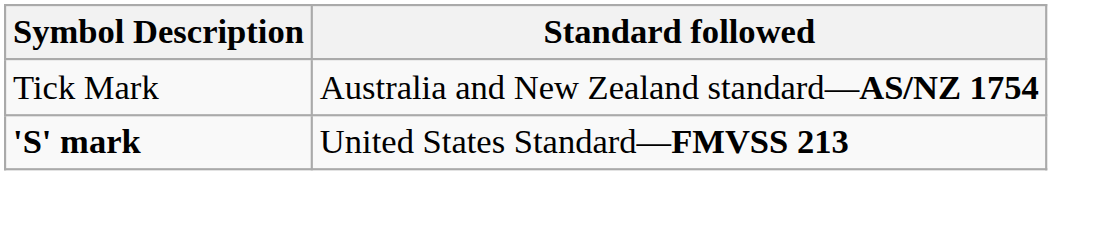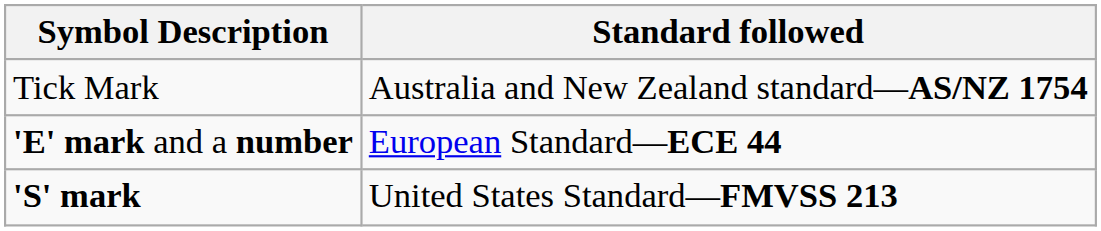+ row: (183, 141)
